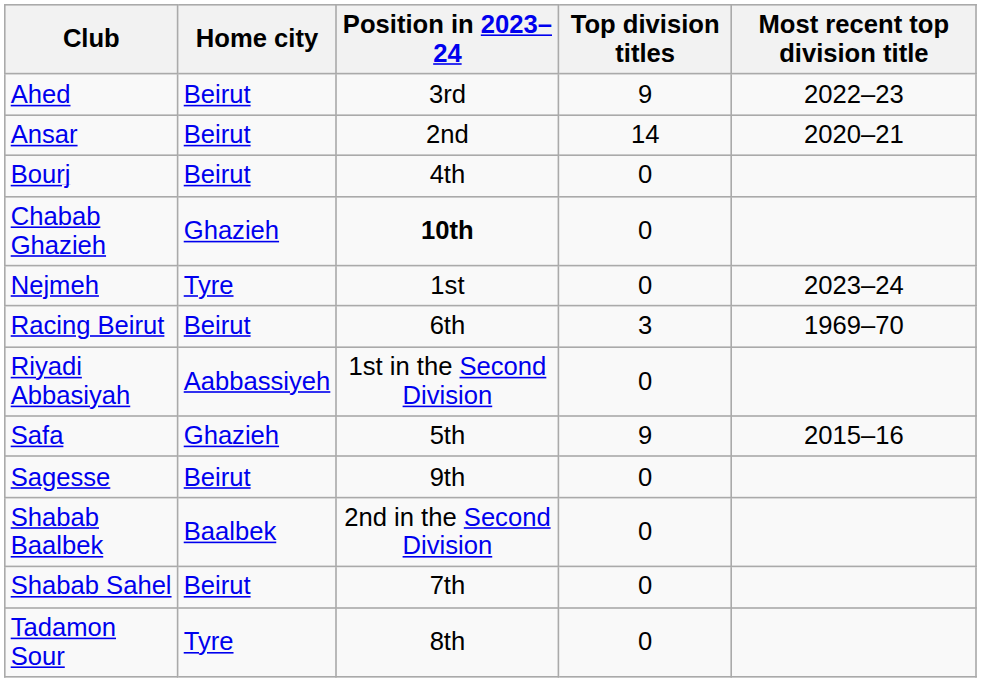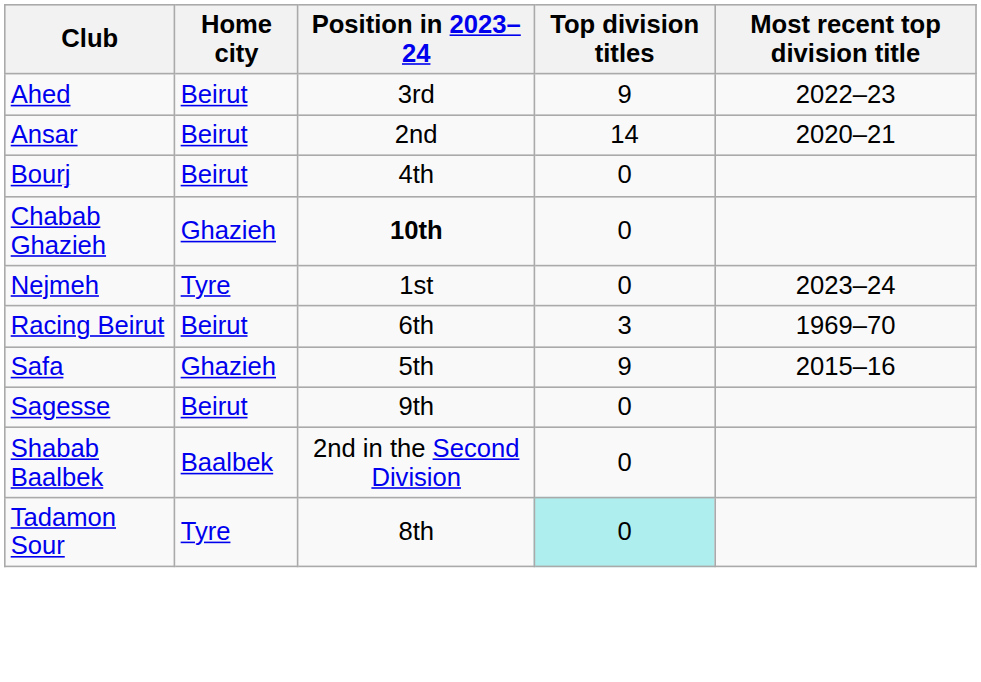- row: (70, 380)
- row: (91, 586)
(645, 641) no background -> (625, 531) paleturquoise background
